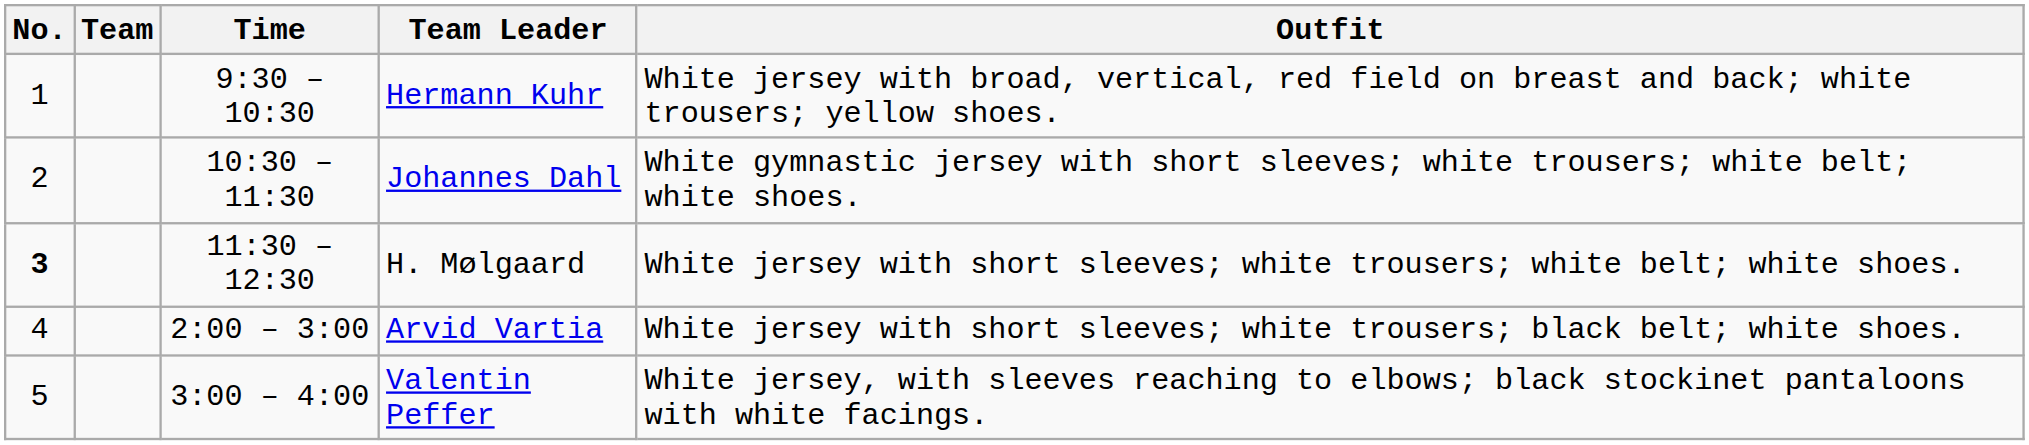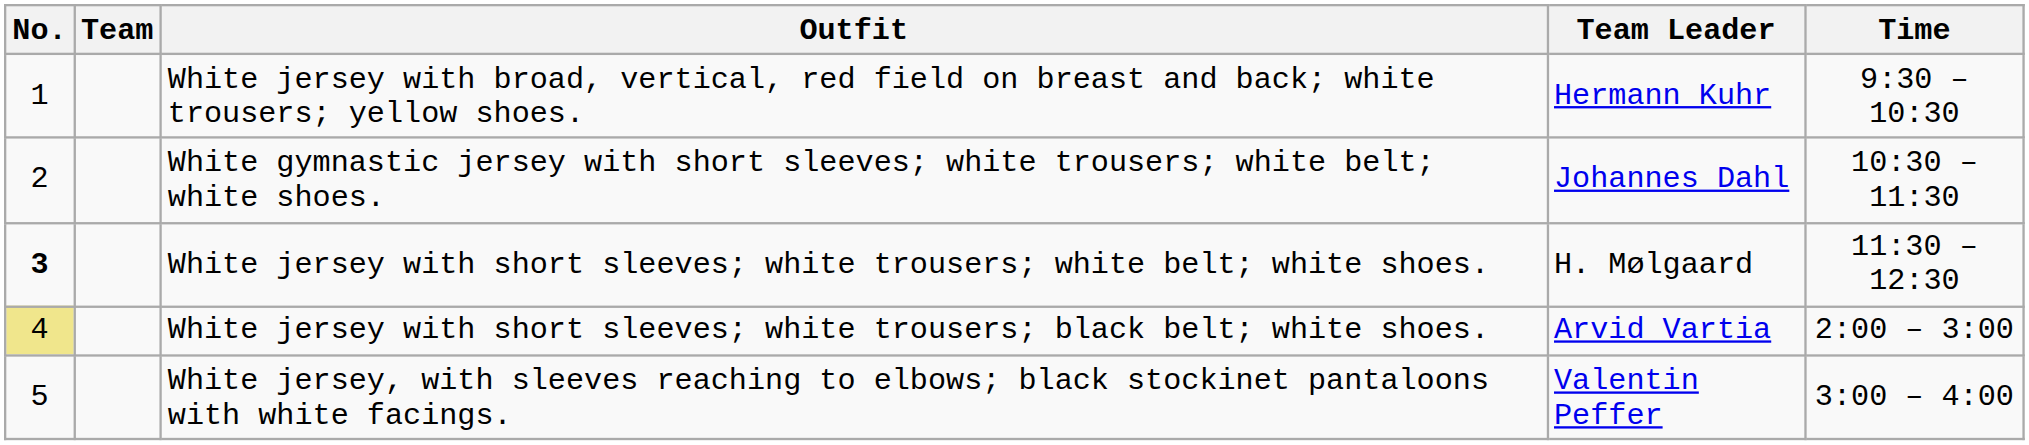columns swapped: (270, 30) <-> (1330, 30)
(39, 331) no background -> (39, 331) khaki background
